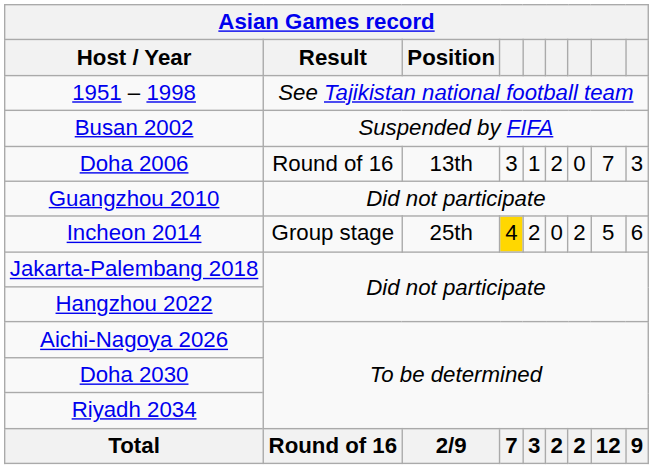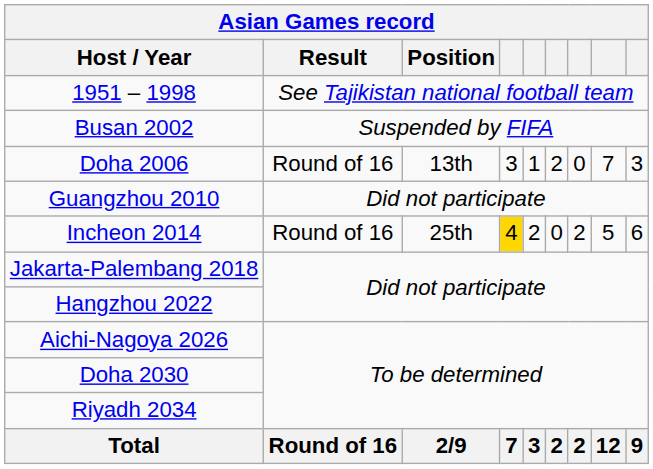(333, 233) Group stage -> (333, 233) Round of 16
